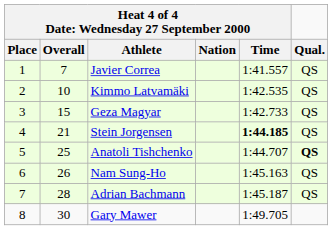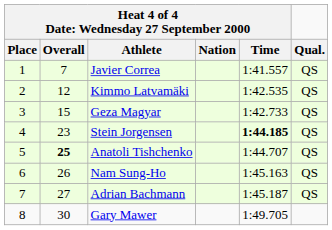(64, 91) 10 -> (64, 91) 12
(64, 132) 21 -> (64, 132) 23
(64, 152) normal -> (64, 152) bold
(310, 152) bold -> (310, 152) normal
(64, 193) 28 -> (64, 193) 27
